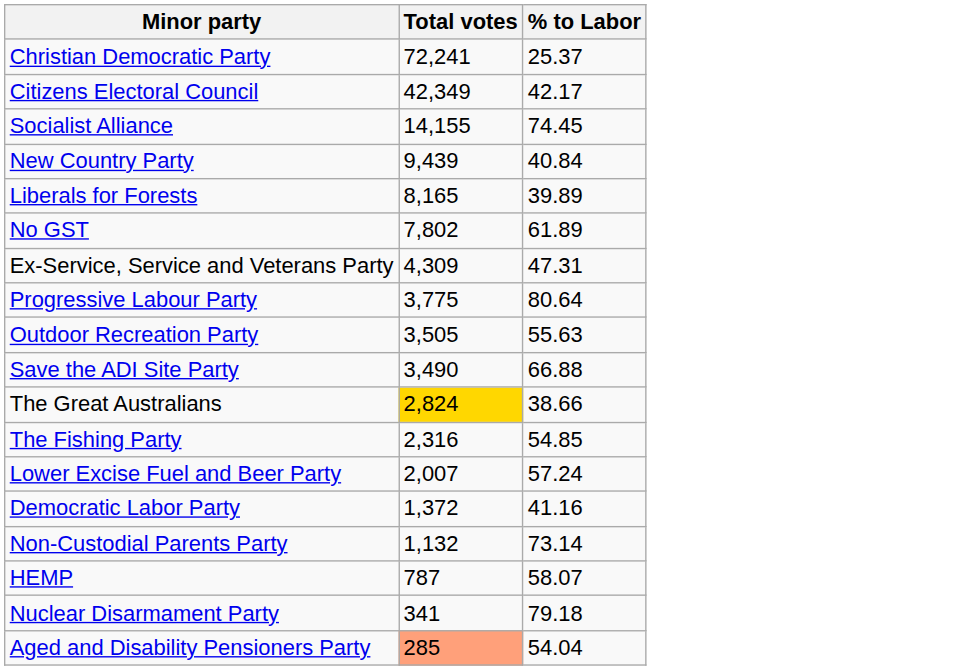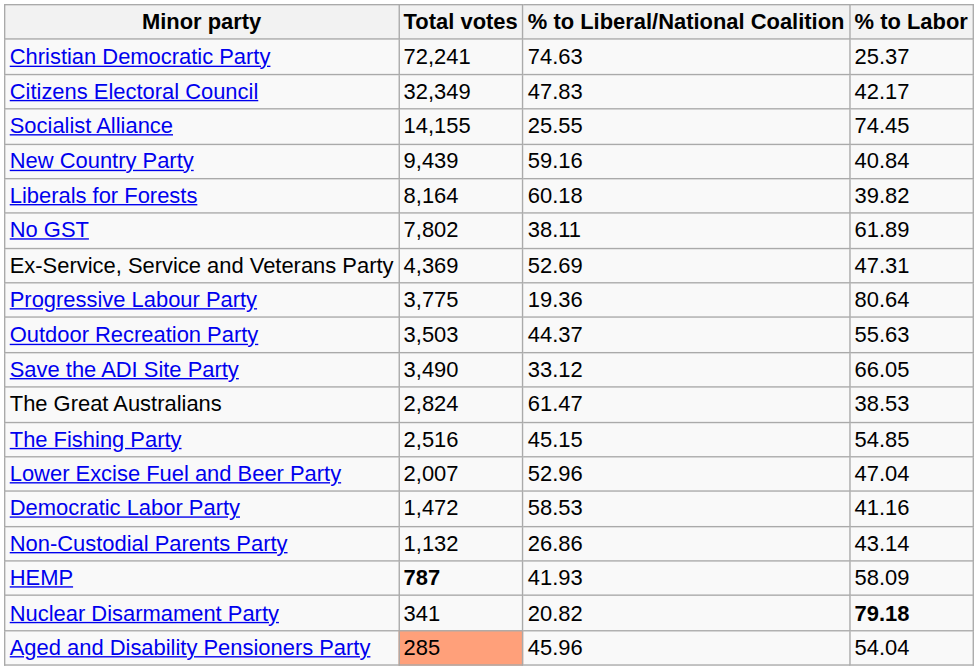+ column: (686, 21)
(437, 91) 42,349 -> (437, 91) 32,349
(431, 195) 8,165 -> (431, 195) 8,164
(555, 195) 39.89 -> (882, 195) 39.82
(431, 265) 4,309 -> (431, 265) 4,369
(431, 334) 3,505 -> (431, 334) 3,503
(555, 369) 66.88 -> (882, 369) 66.05
(431, 404) gold background -> (431, 404) no background
(555, 404) 38.66 -> (882, 404) 38.53
(431, 439) 2,316 -> (431, 439) 2,516
(555, 473) 57.24 -> (882, 473) 47.04
(431, 508) 1,372 -> (431, 508) 1,472
(555, 543) 73.14 -> (882, 543) 43.14
(422, 578) normal -> (422, 578) bold
(555, 578) 58.07 -> (882, 578) 58.09
(555, 612) normal -> (882, 612) bold
